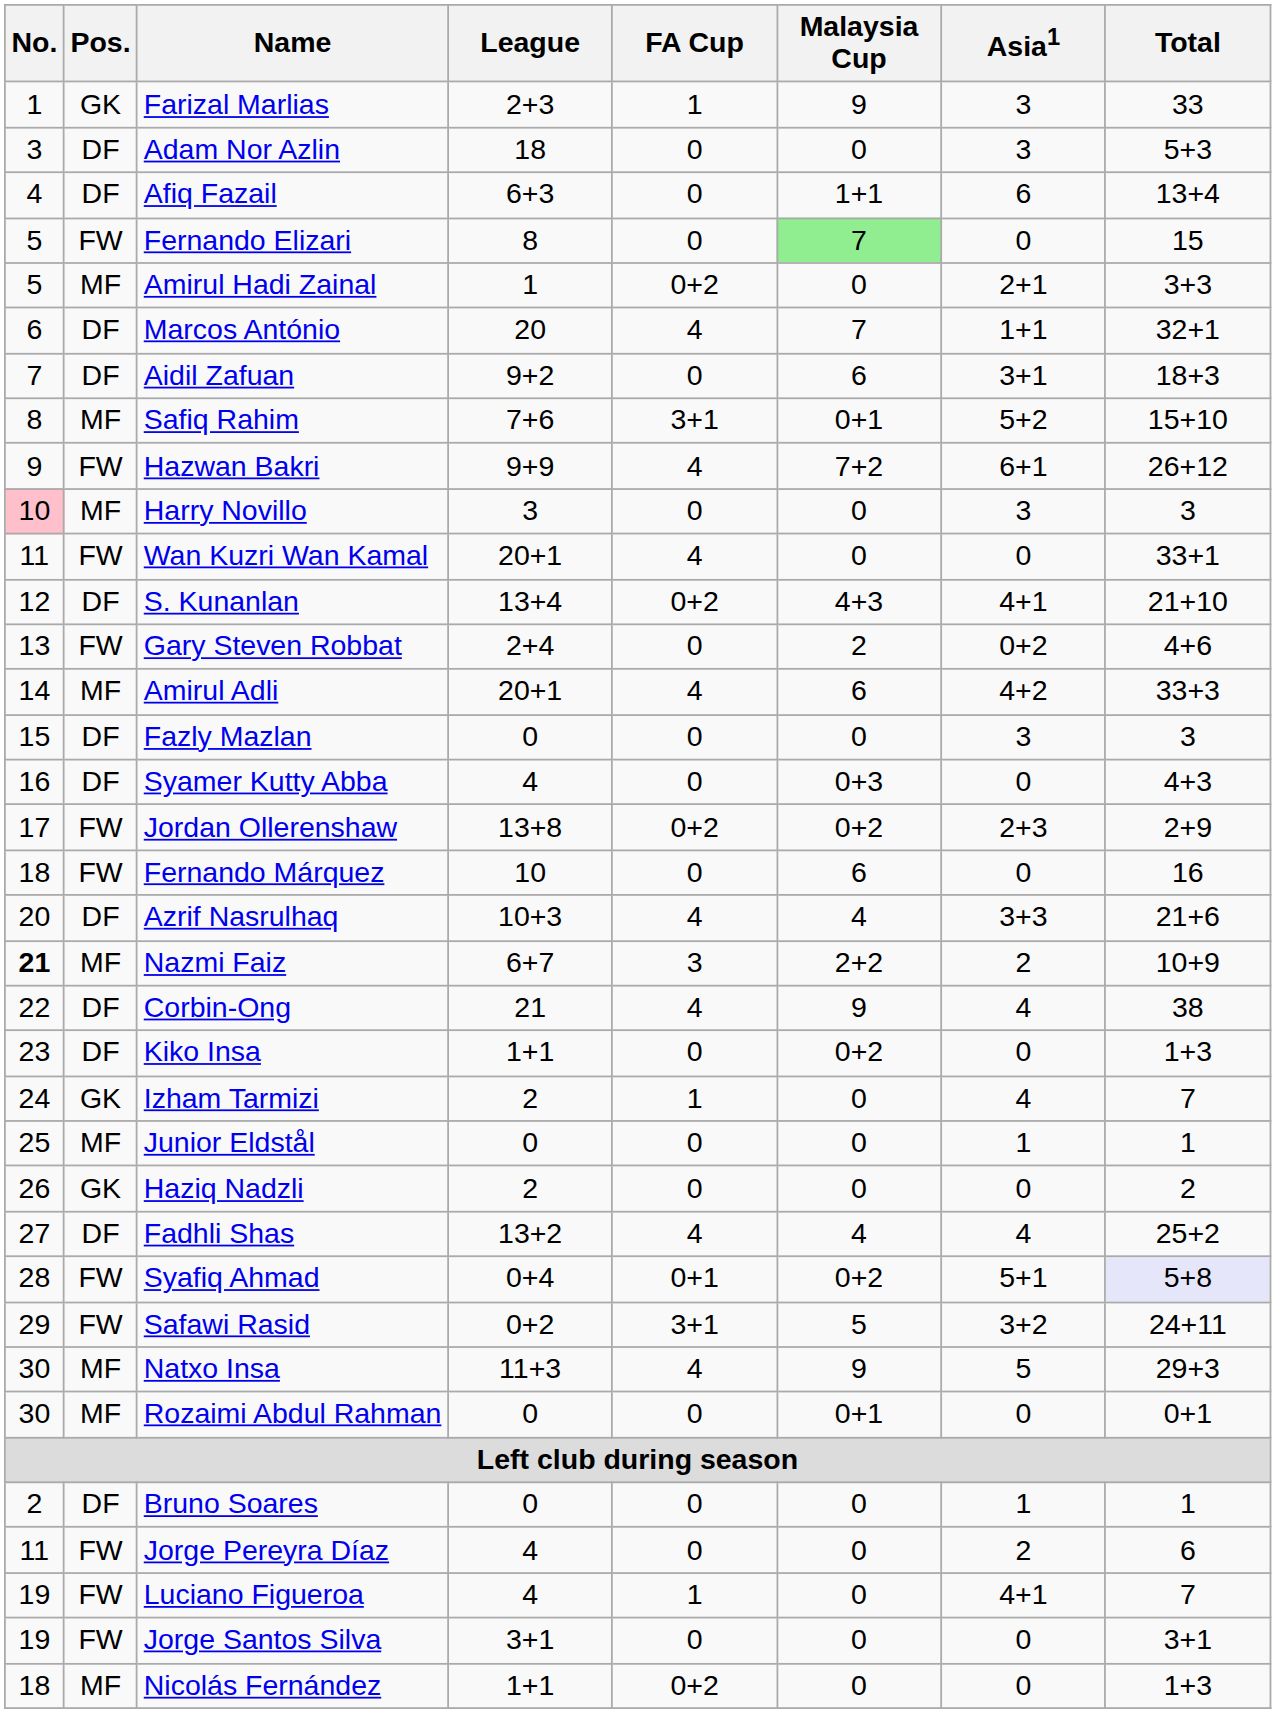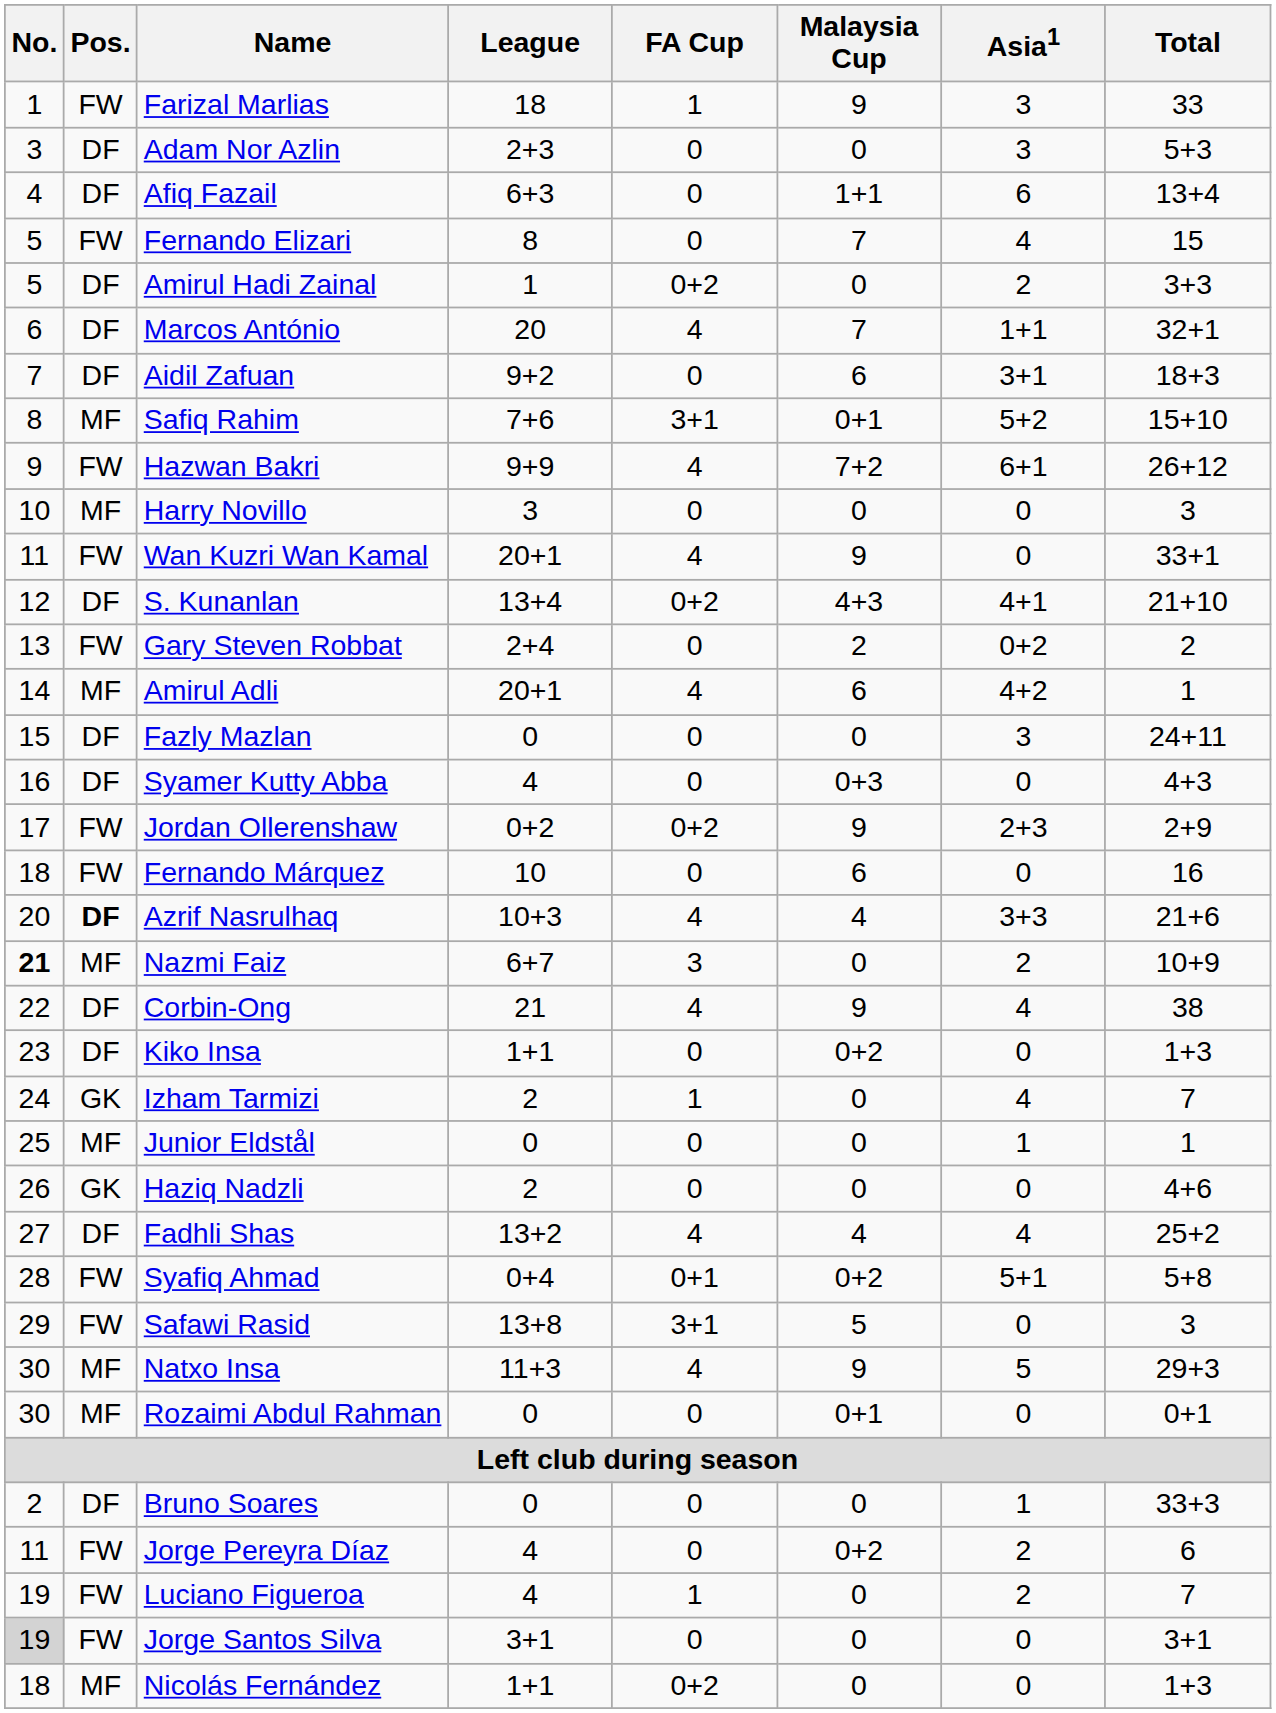(101, 104) GK -> (101, 104) FW
(530, 104) 2+3 -> (530, 104) 18
(530, 149) 18 -> (530, 149) 2+3
(859, 239) lightgreen background -> (859, 239) no background
(1023, 239) 0 -> (1023, 239) 4
(101, 284) MF -> (101, 284) DF
(1023, 284) 2+1 -> (1023, 284) 2
(34, 510) pink background -> (34, 510) no background
(1023, 510) 3 -> (1023, 510) 0
(859, 555) 0 -> (859, 555) 9
(1188, 646) 4+6 -> (1188, 646) 2
(1188, 691) 33+3 -> (1188, 691) 1
(1188, 736) 3 -> (1188, 736) 24+11
(530, 826) 13+8 -> (530, 826) 0+2
(859, 826) 0+2 -> (859, 826) 9
(101, 917) normal -> (101, 917) bold
(859, 962) 2+2 -> (859, 962) 0
(1188, 1188) 2 -> (1188, 1188) 4+6
(1188, 1278) lavender background -> (1188, 1278) no background
(530, 1323) 0+2 -> (530, 1323) 13+8
(1023, 1323) 3+2 -> (1023, 1323) 0
(1188, 1323) 24+11 -> (1188, 1323) 3
(1188, 1504) 1 -> (1188, 1504) 33+3
(859, 1549) 0 -> (859, 1549) 0+2
(1023, 1594) 4+1 -> (1023, 1594) 2
(34, 1639) no background -> (34, 1639) lightgrey background
